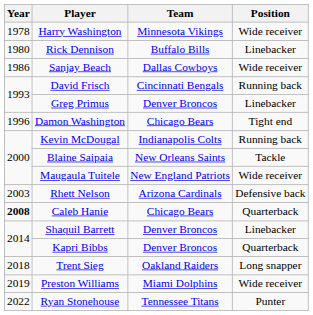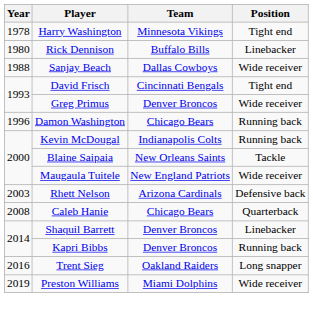(270, 31) Wide receiver -> (270, 31) Tight end
(18, 67) 1986 -> (18, 67) 1988
(270, 85) Running back -> (270, 85) Tight end
(270, 103) Linebacker -> (270, 103) Wide receiver
(270, 121) Tight end -> (270, 121) Running back
(18, 211) bold -> (18, 211) normal
(270, 247) Quarterback -> (270, 247) Running back
(18, 265) 2018 -> (18, 265) 2016
- row: (80, 301)
